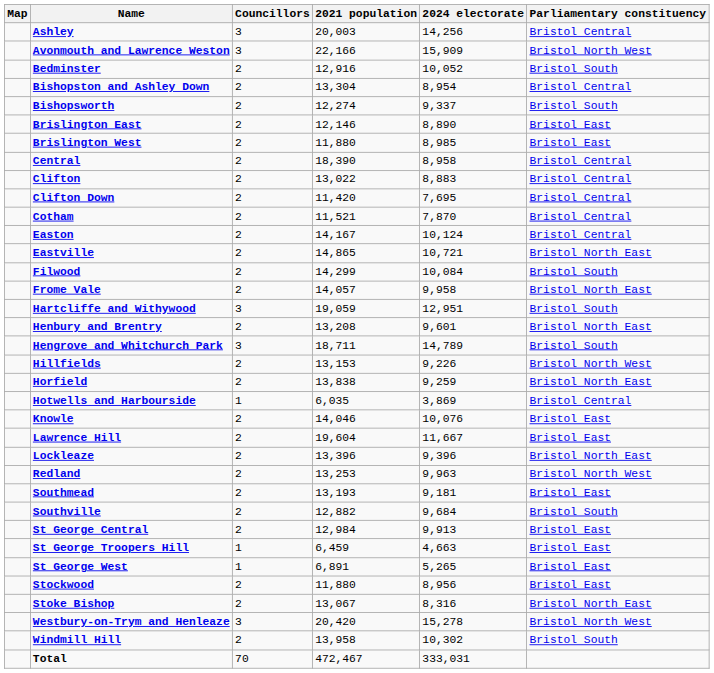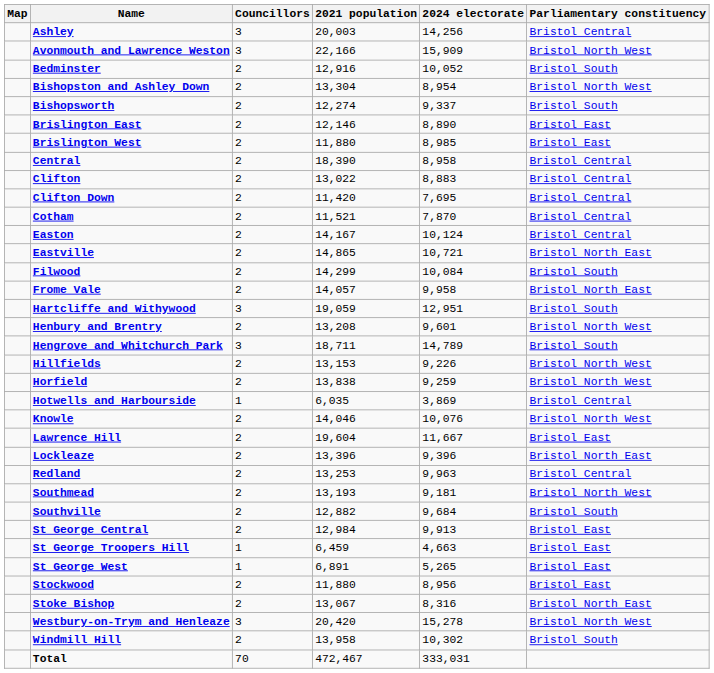(580, 87) Bristol Central -> (591, 87) Bristol North West
(591, 327) Bristol North East -> (591, 327) Bristol North West
(591, 382) Bristol North East -> (591, 382) Bristol North West
(570, 419) Bristol East -> (591, 419) Bristol North West
(591, 474) Bristol North West -> (580, 474) Bristol Central
(570, 493) Bristol East -> (591, 493) Bristol North West
